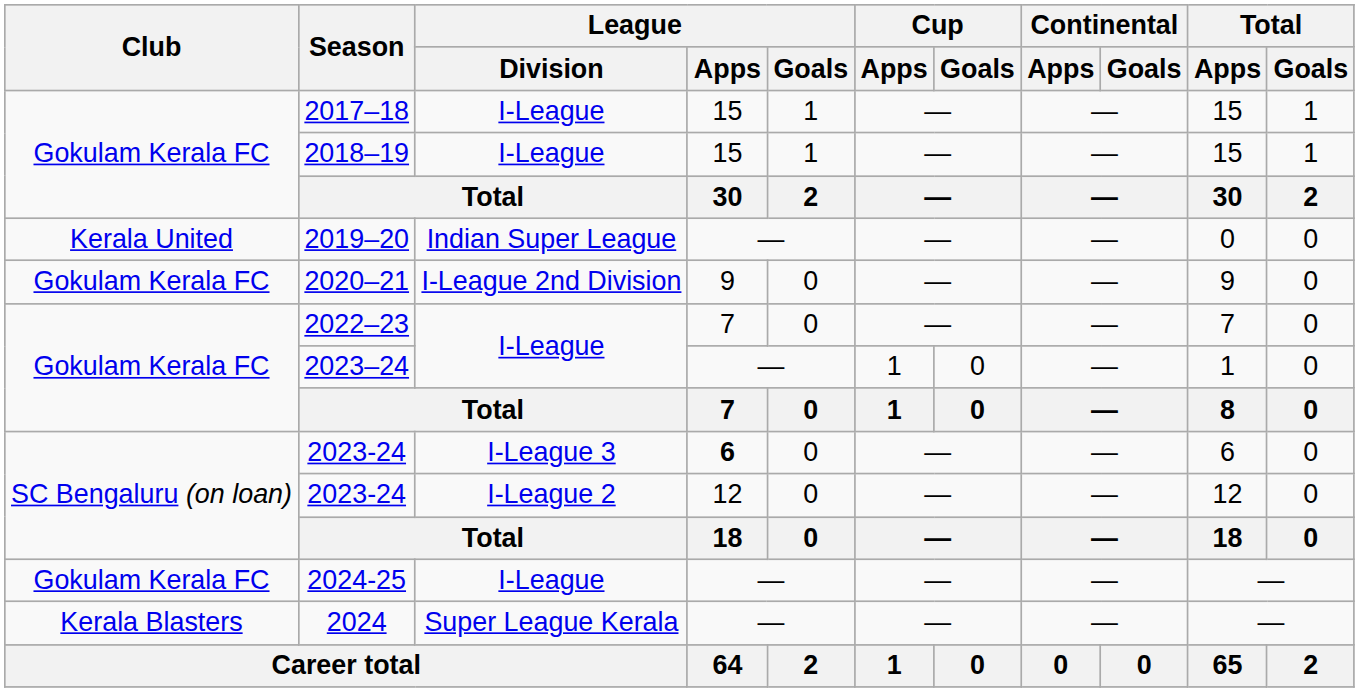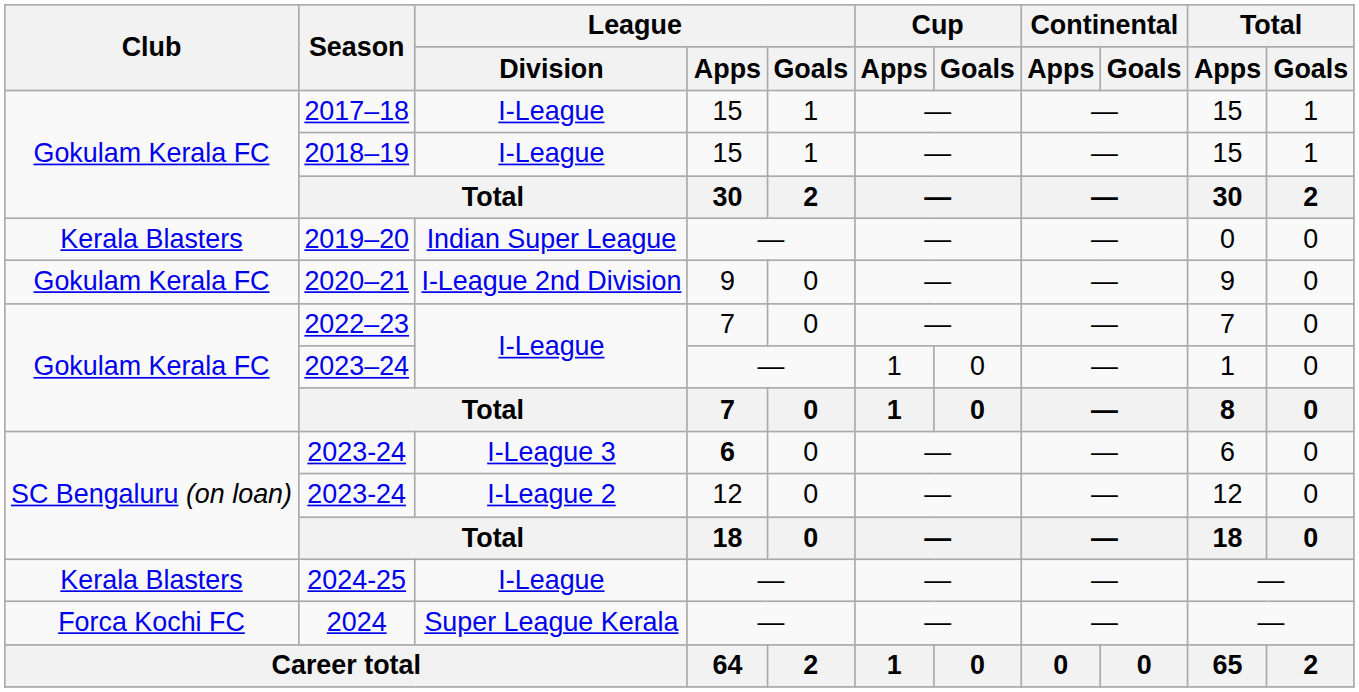(152, 238) Kerala United -> (151, 238) Kerala Blasters
(151, 580) Gokulam Kerala FC -> (151, 580) Kerala Blasters
(151, 622) Kerala Blasters -> (152, 622) Forca Kochi FC
